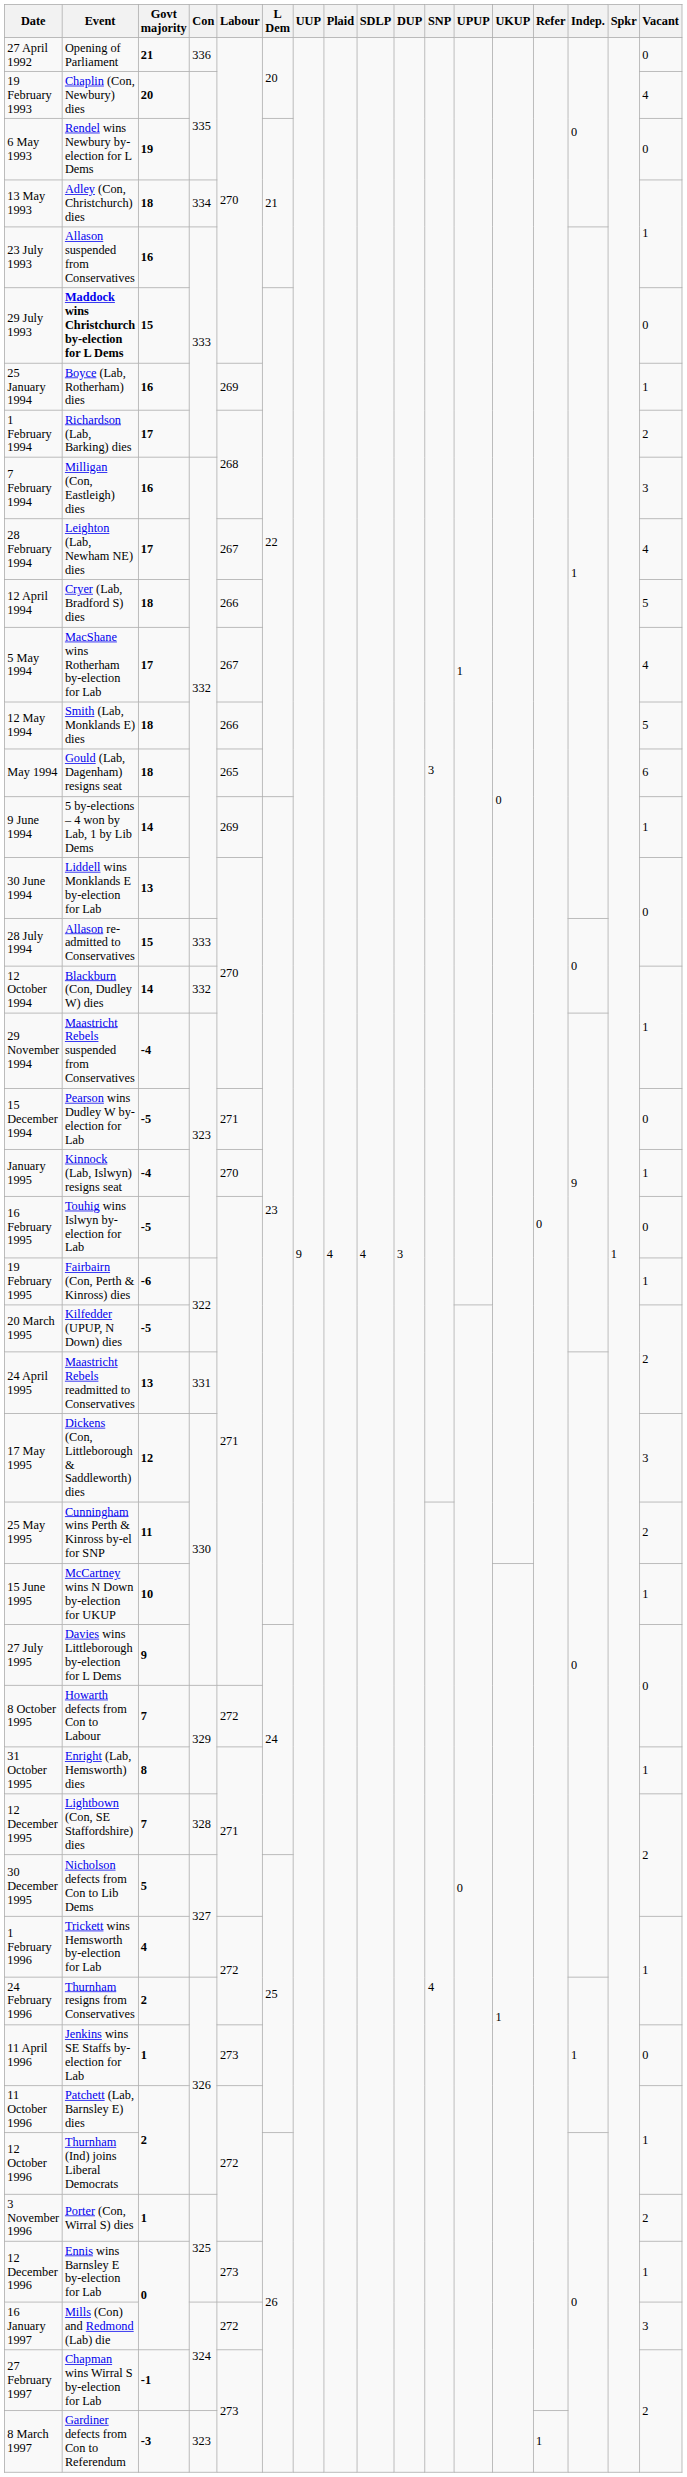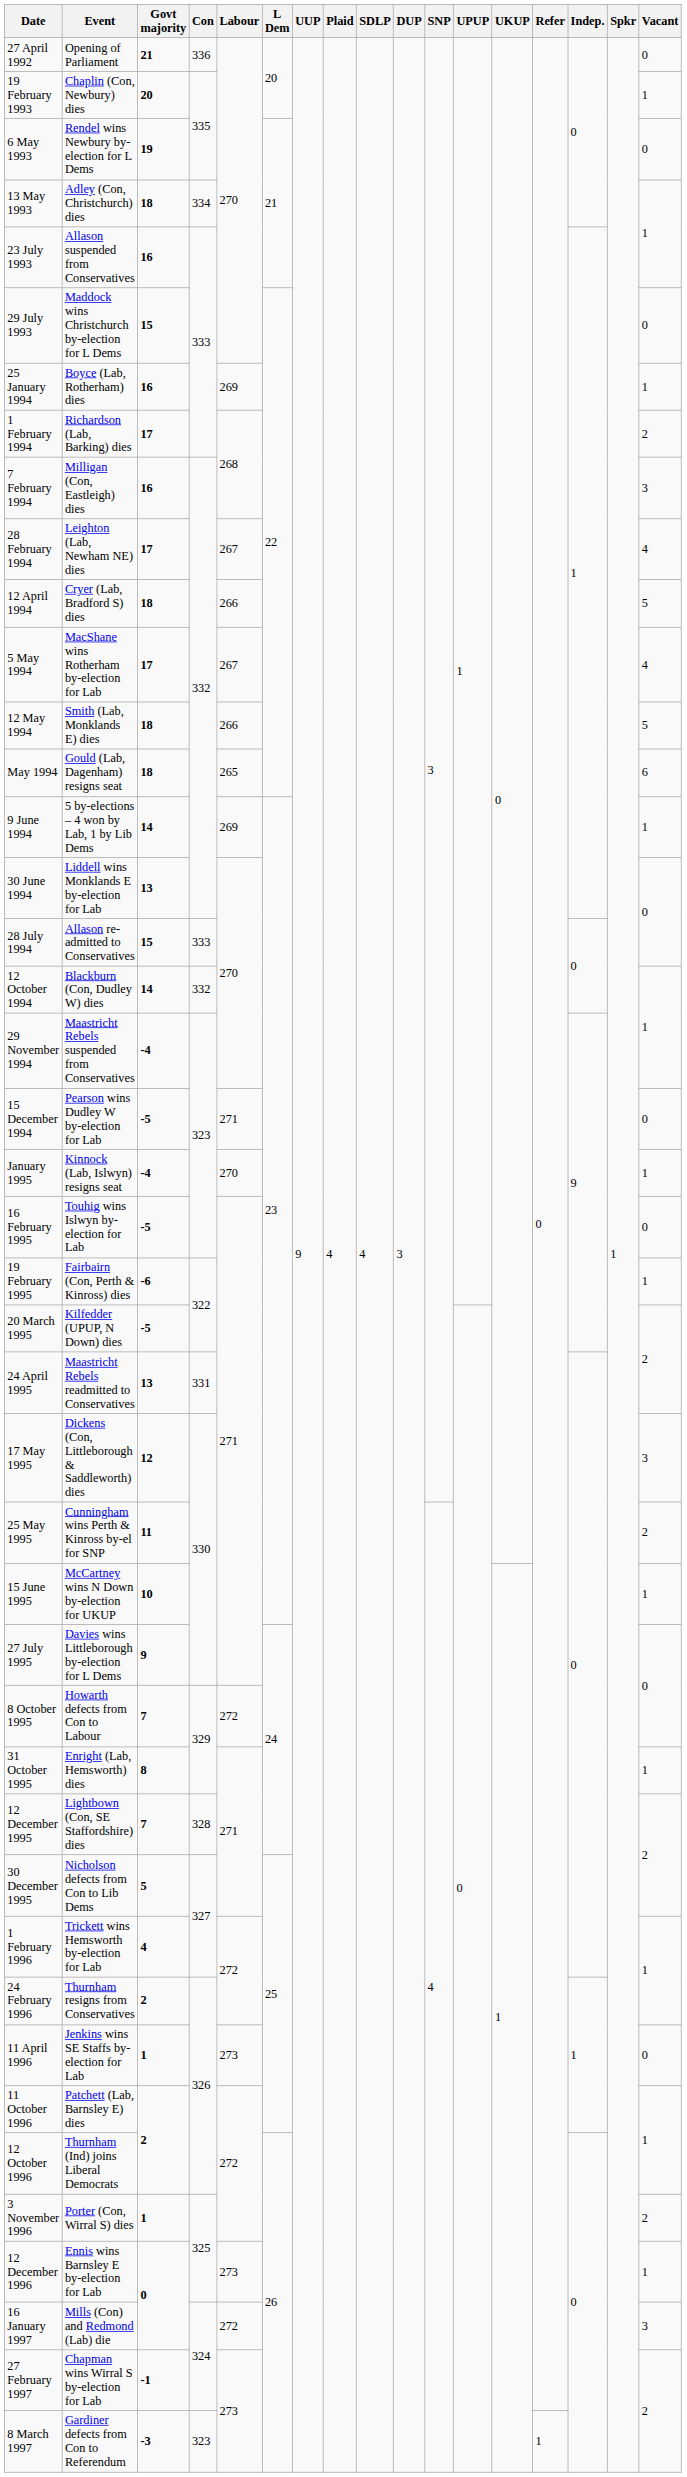(645, 94) 4 -> (645, 94) 1
(100, 325) bold -> (97, 325) normal
